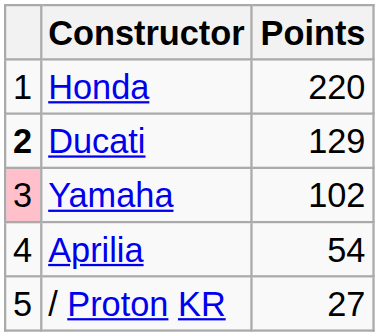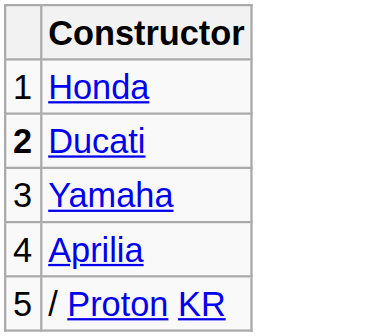- column: (313, 33)
(23, 196) pink background -> (23, 196) no background
